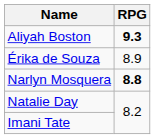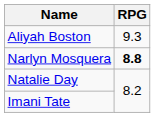(132, 36) bold -> (132, 36) normal
- row: (54, 58)
